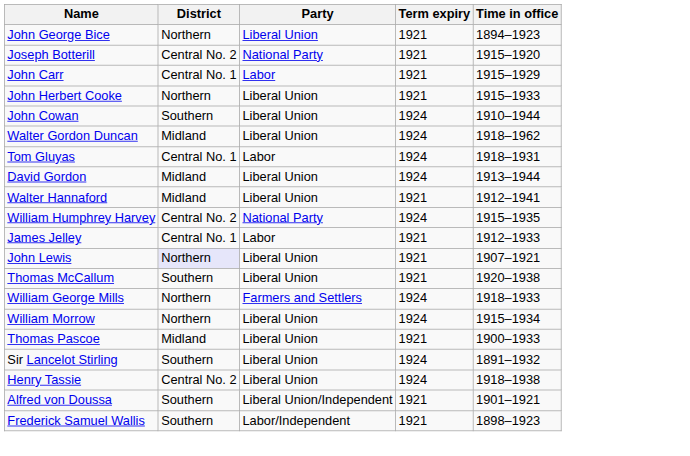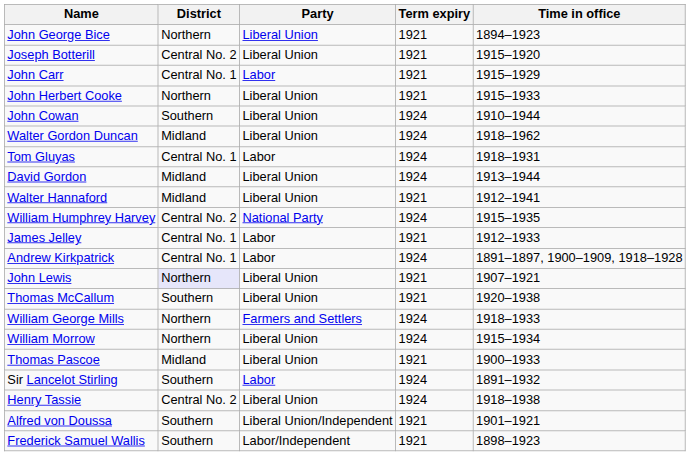(283, 55) National Party -> (280, 55) Liberal Union
+ row: (61, 258)
(280, 359) Liberal Union -> (259, 380) Labor
